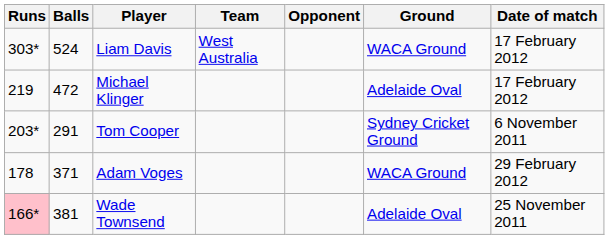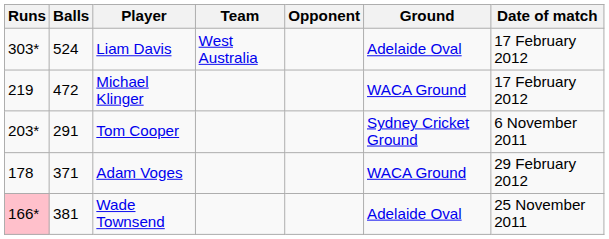(417, 49) WACA Ground -> (414, 49) Adelaide Oval
(414, 90) Adelaide Oval -> (417, 90) WACA Ground
